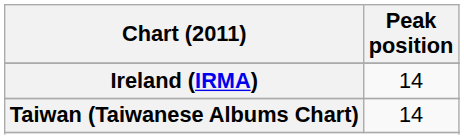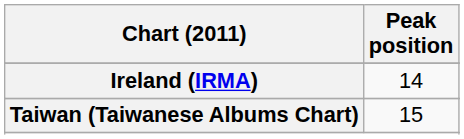(411, 115) 14 -> (411, 115) 15
